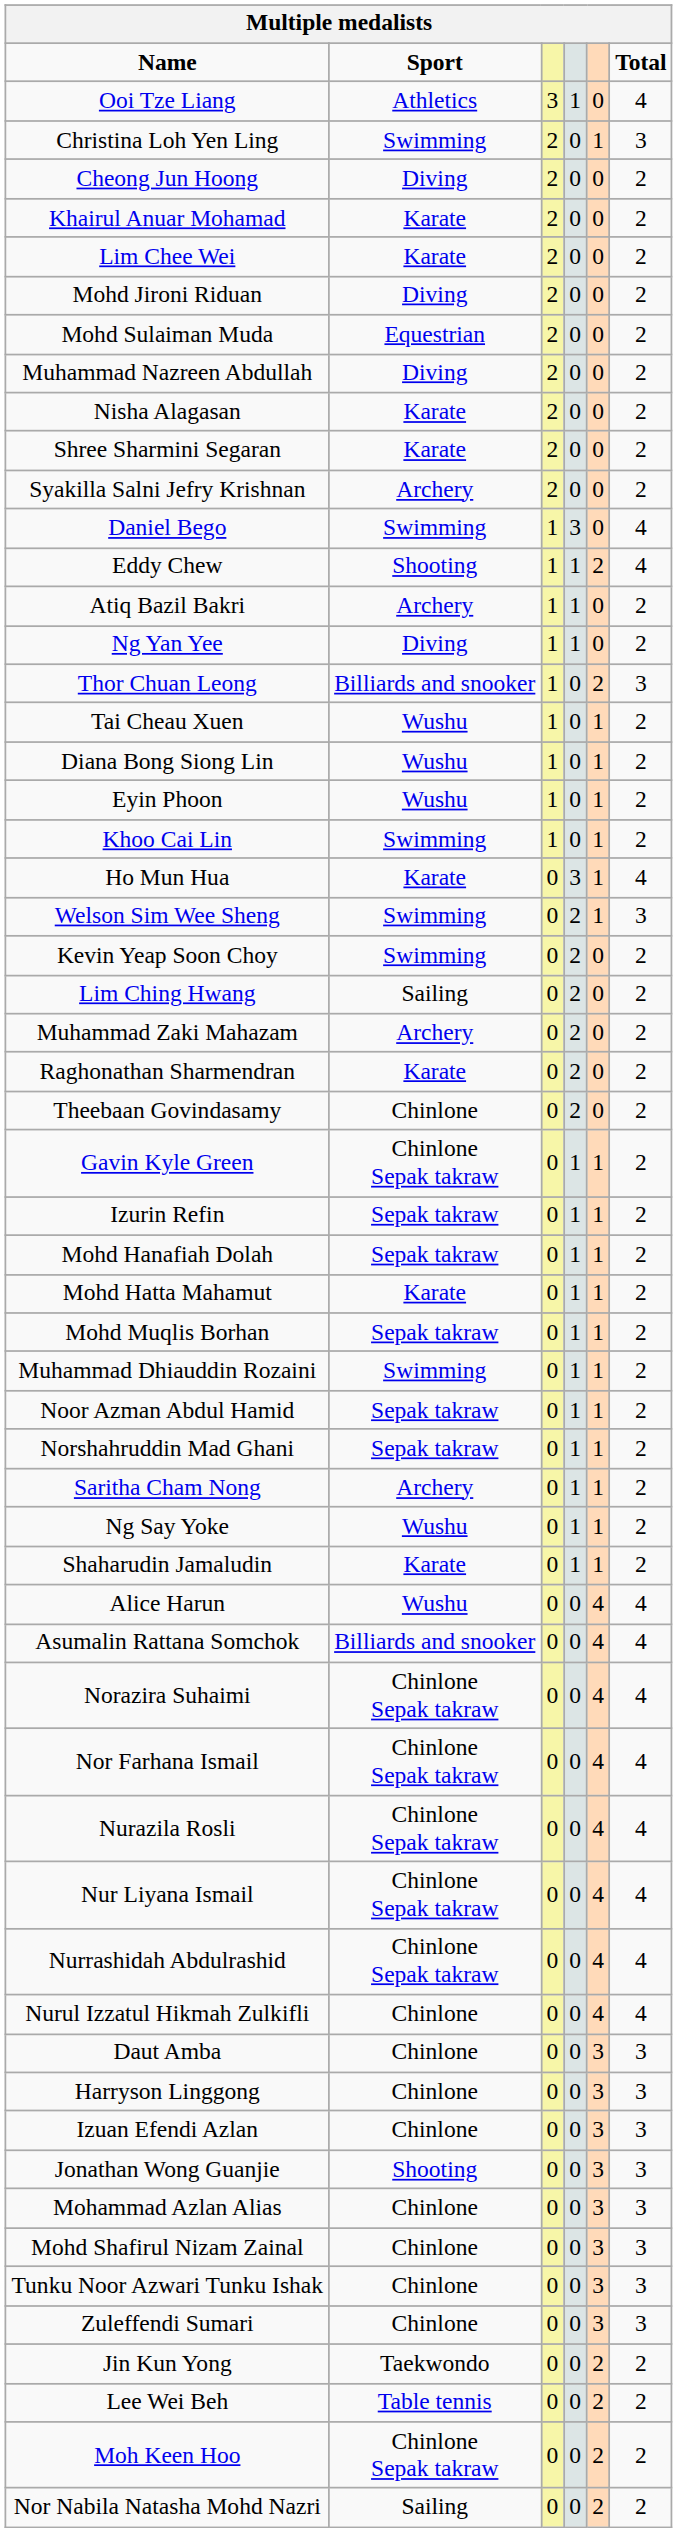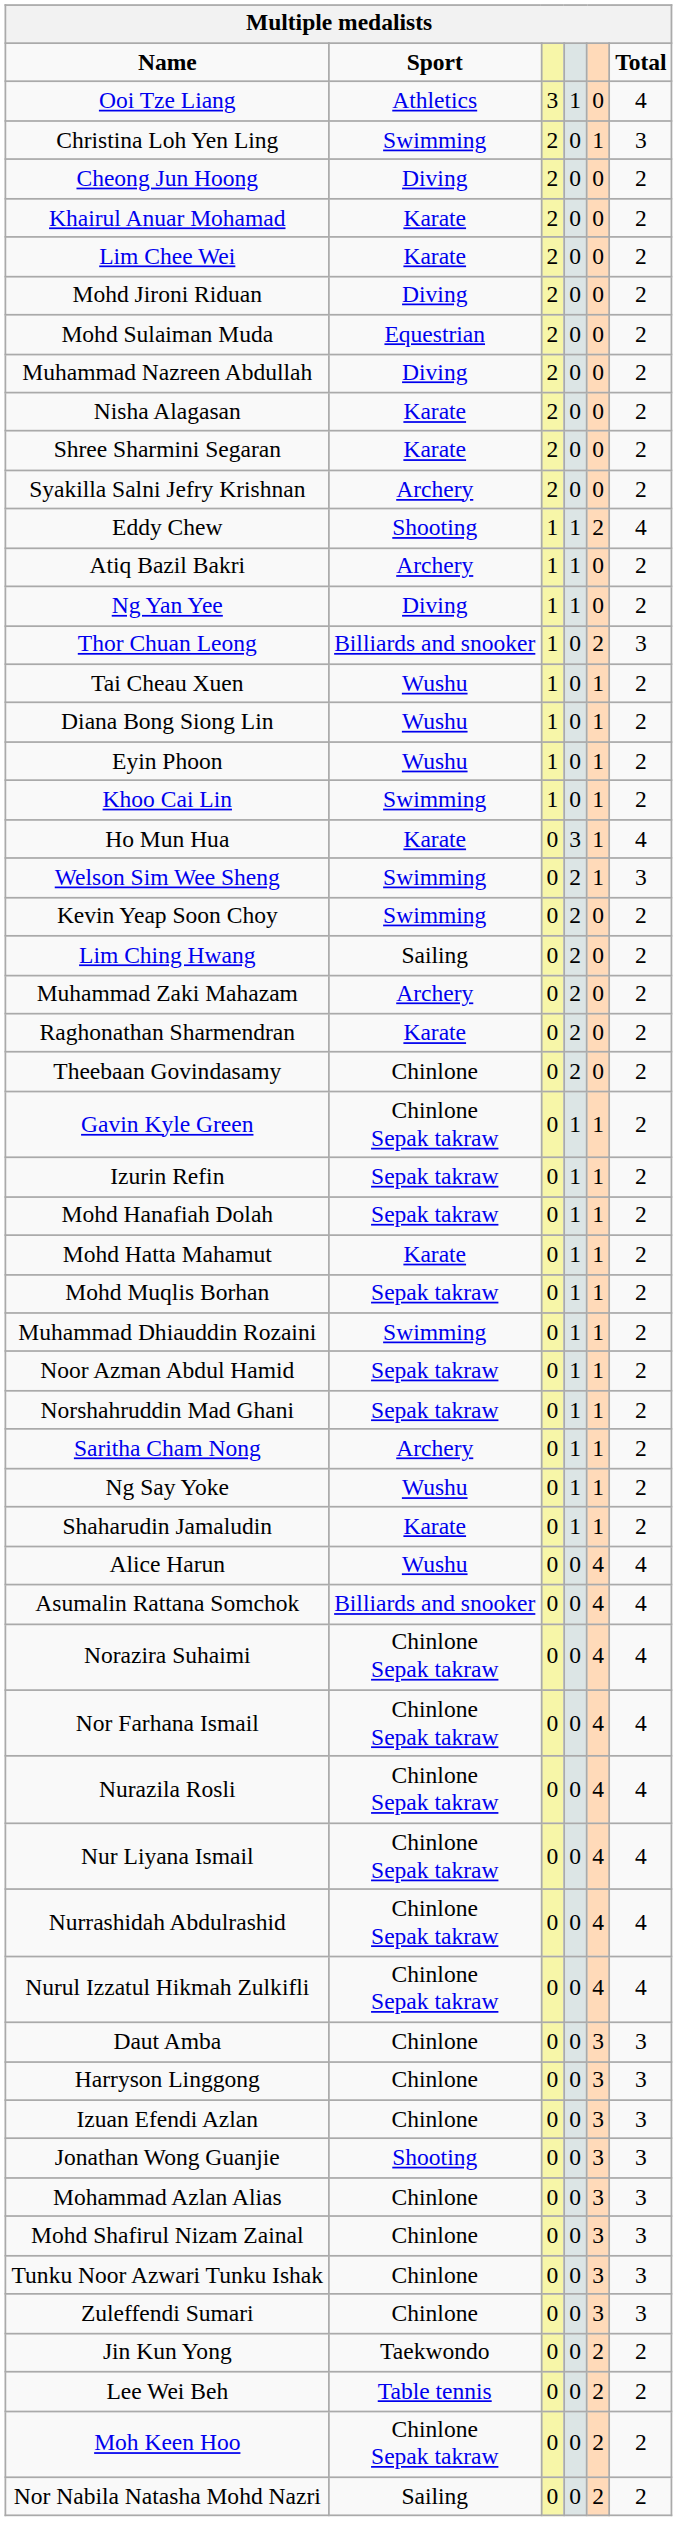- row: (167, 528)
(435, 2013) Chinlone -> (435, 1988) Chinlone Sepak takraw
